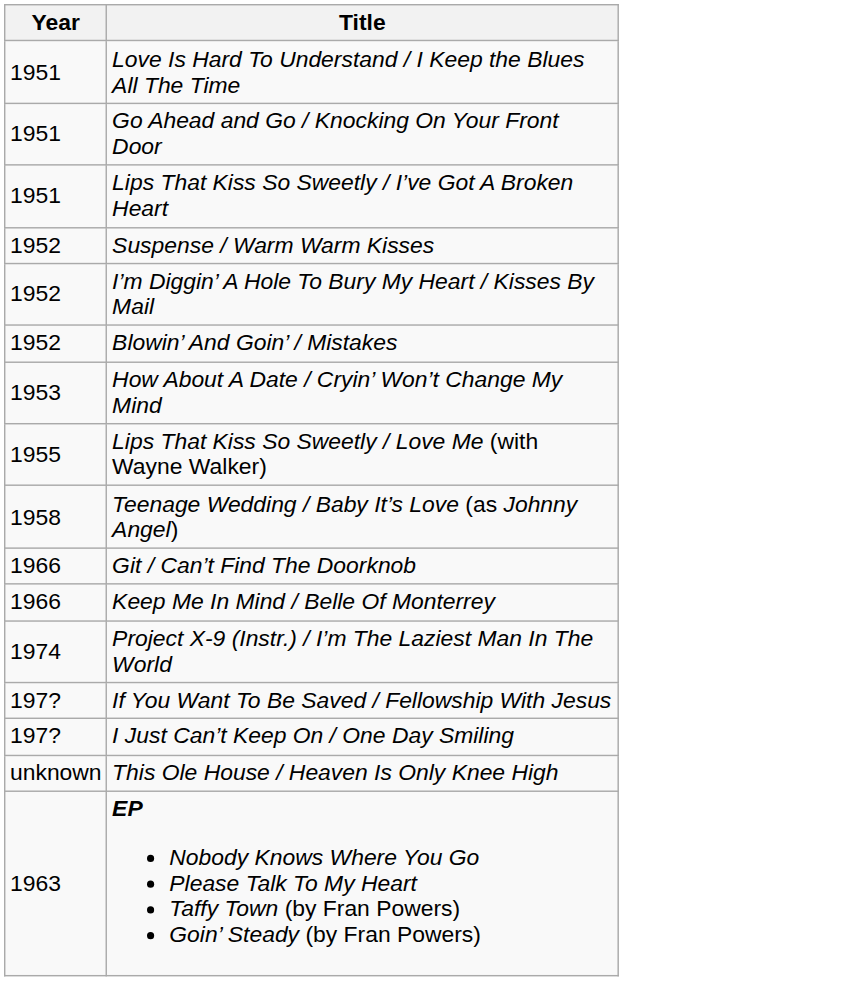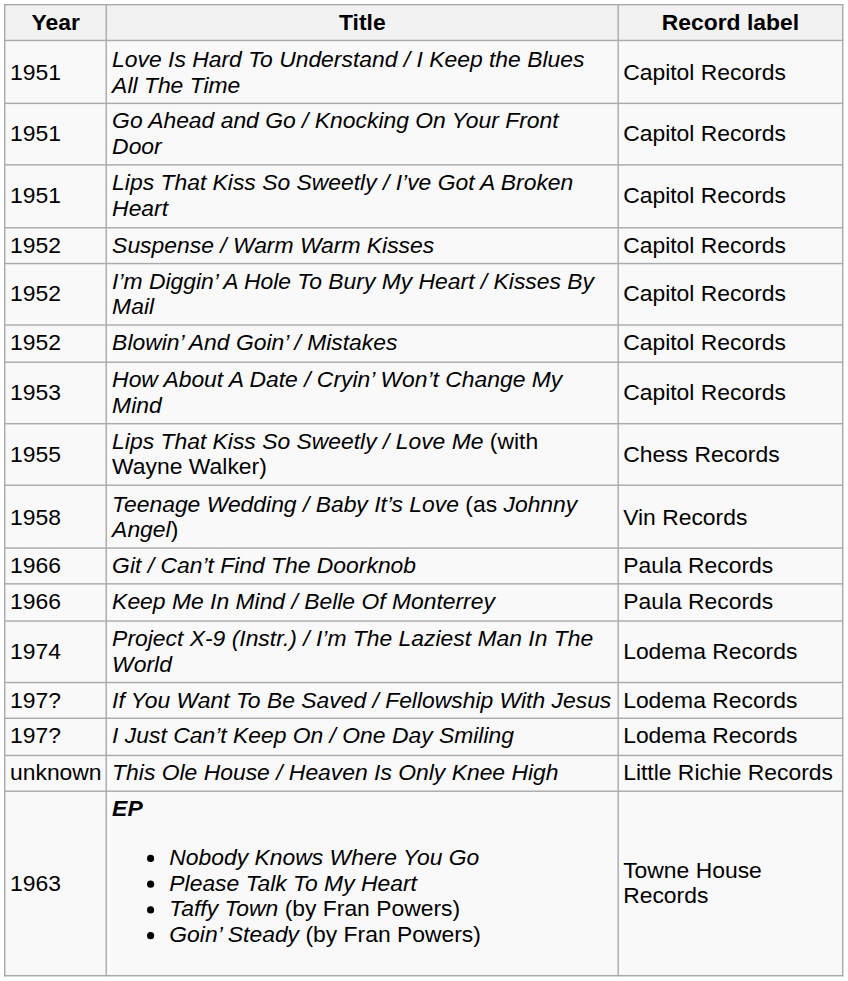+ column: (730, 22)
